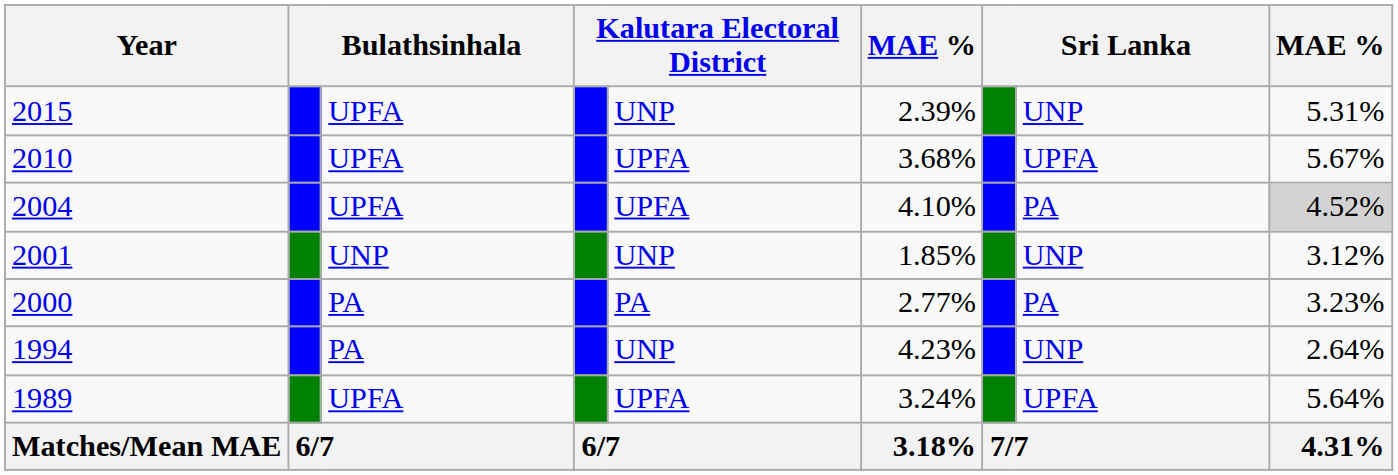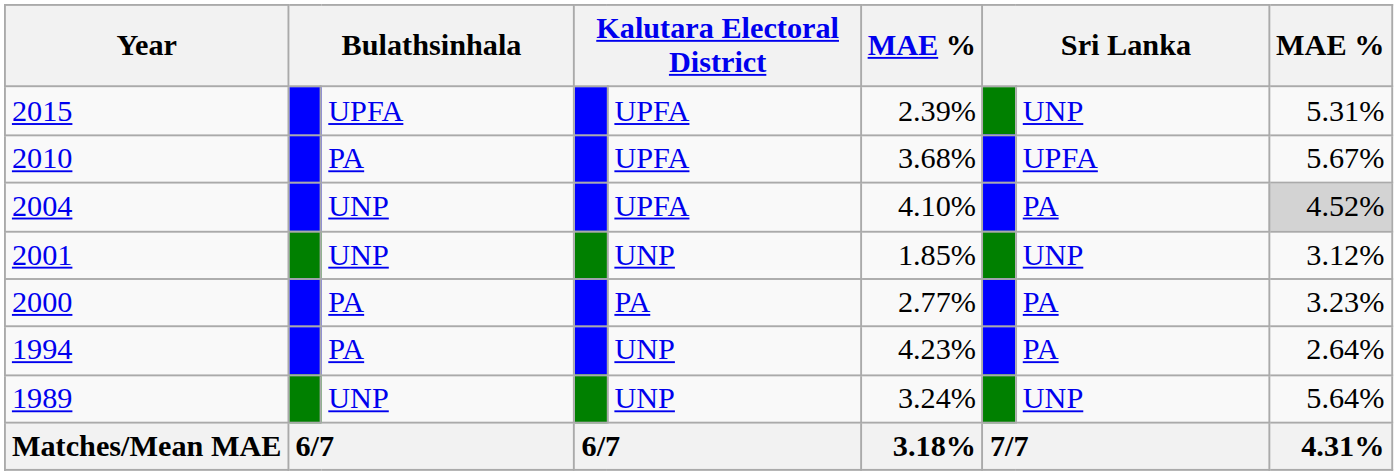(645, 110) UNP -> (652, 110) UPFA
(366, 158) UPFA -> (346, 158) PA
(366, 206) UPFA -> (359, 206) UNP
(1053, 350) UNP -> (1041, 350) PA
(366, 398) UPFA -> (359, 398) UNP
(652, 398) UPFA -> (645, 398) UNP
(1060, 398) UPFA -> (1053, 398) UNP
